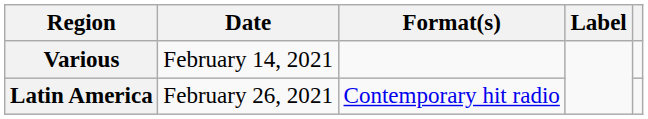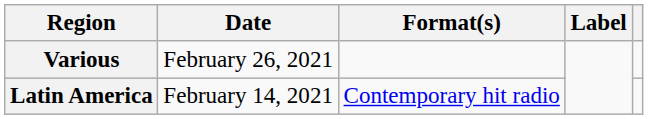(248, 59) February 14, 2021 -> (248, 59) February 26, 2021
(248, 95) February 26, 2021 -> (248, 95) February 14, 2021
